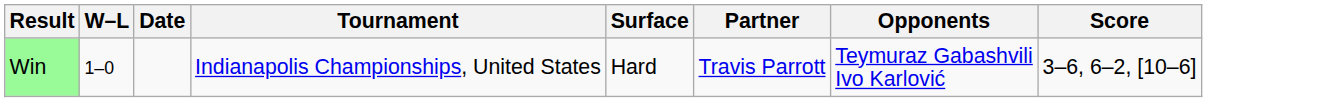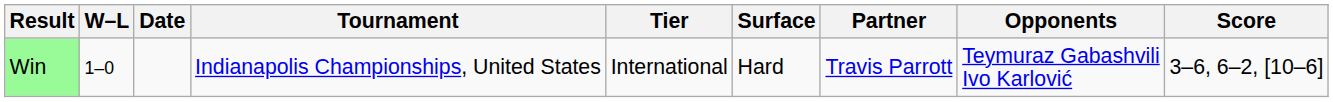+ column: (669, 21)
